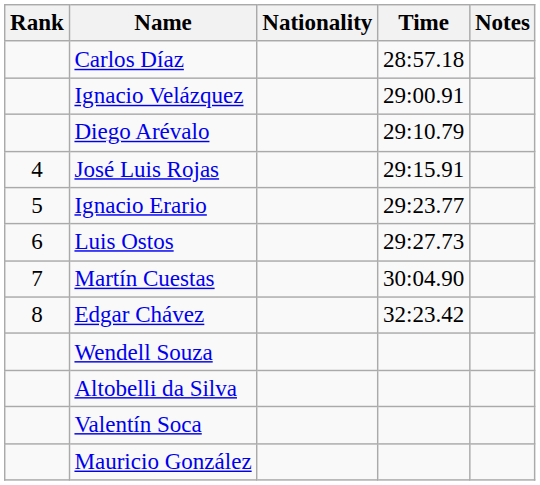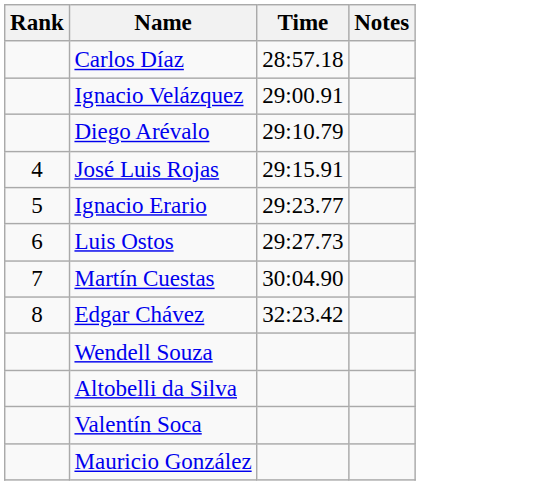- column: (317, 22)
